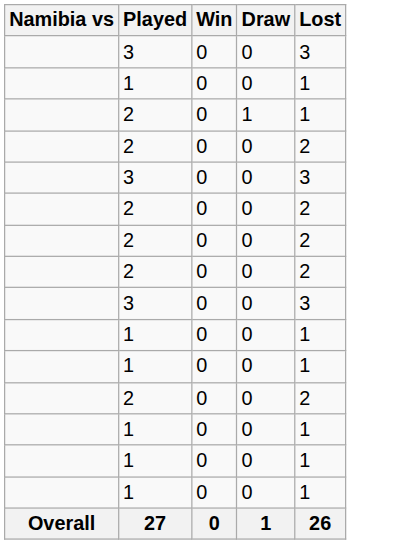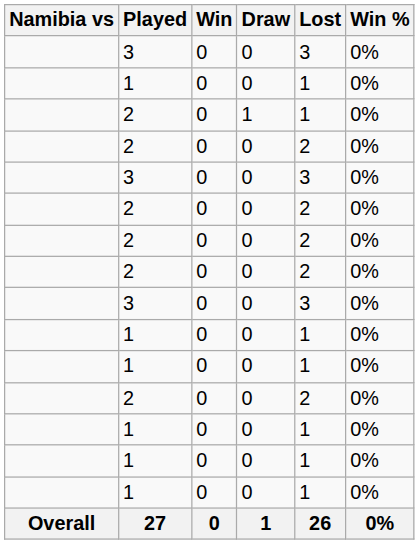+ column: (380, 20)
